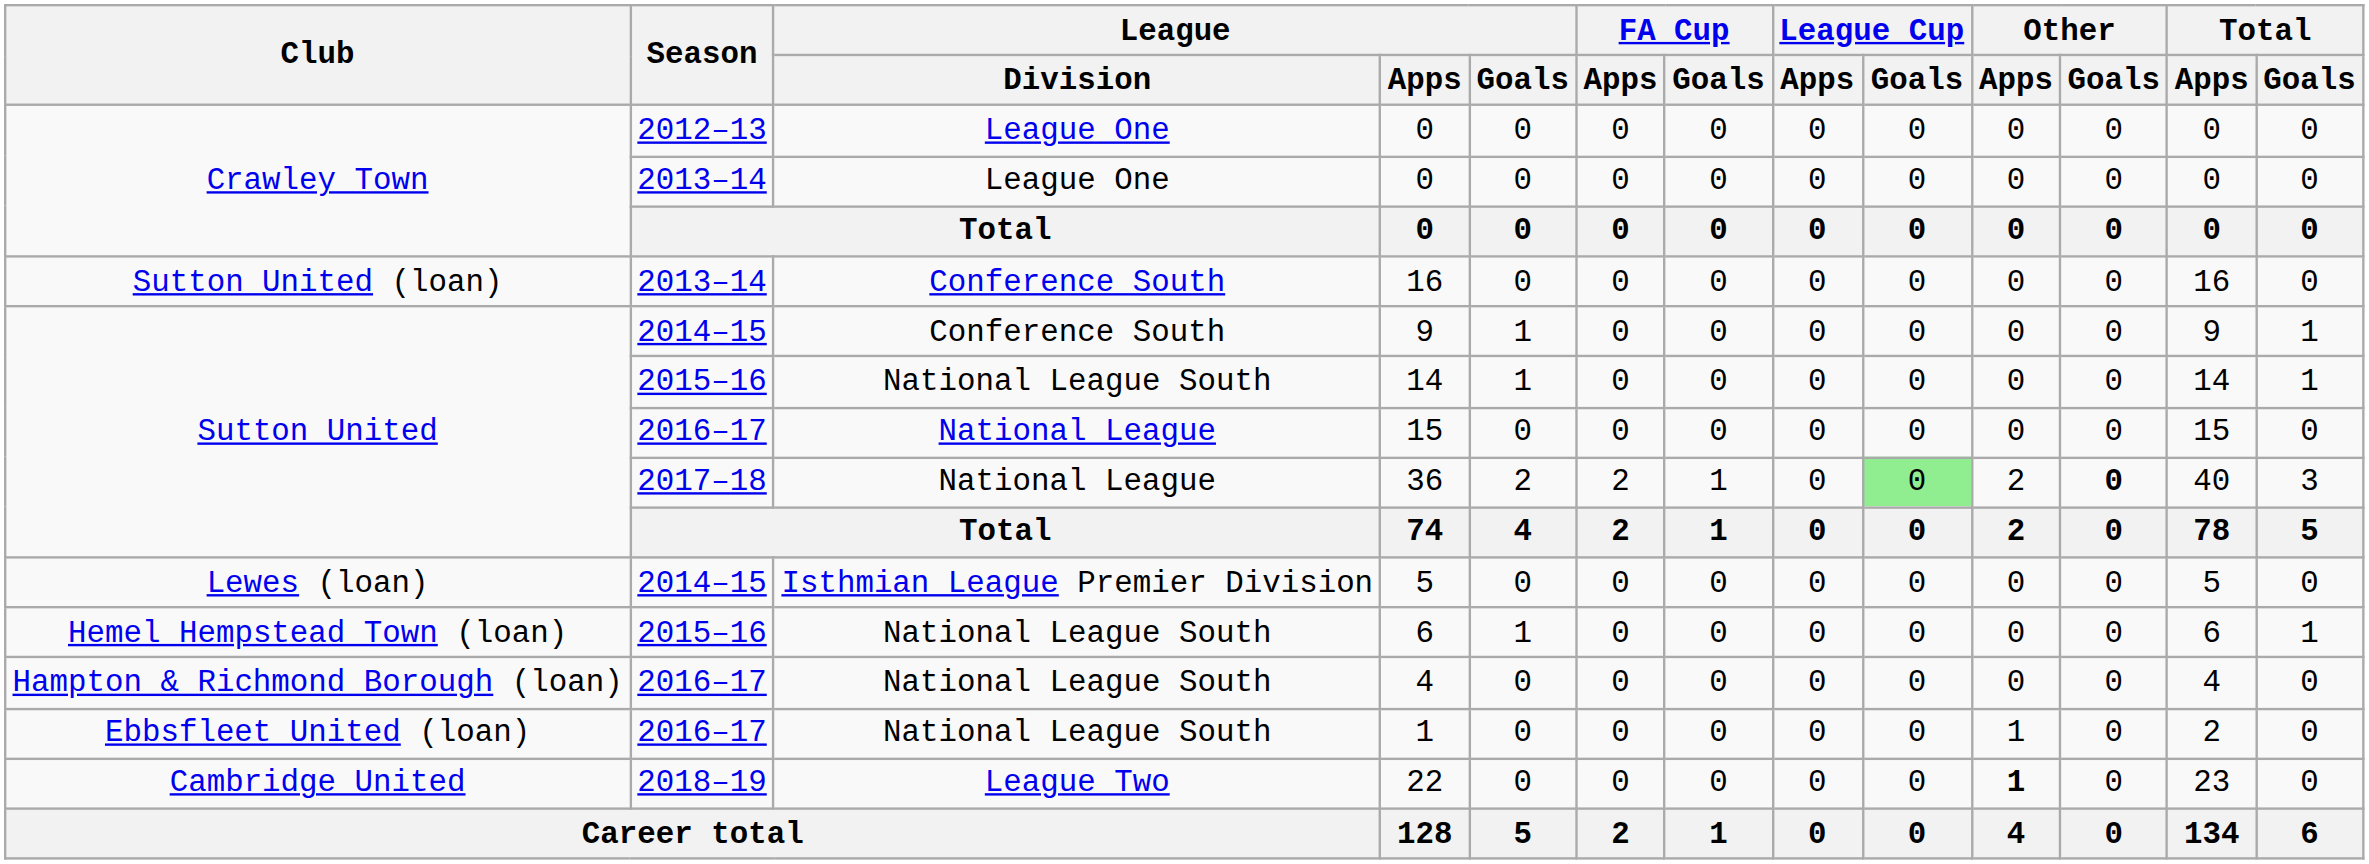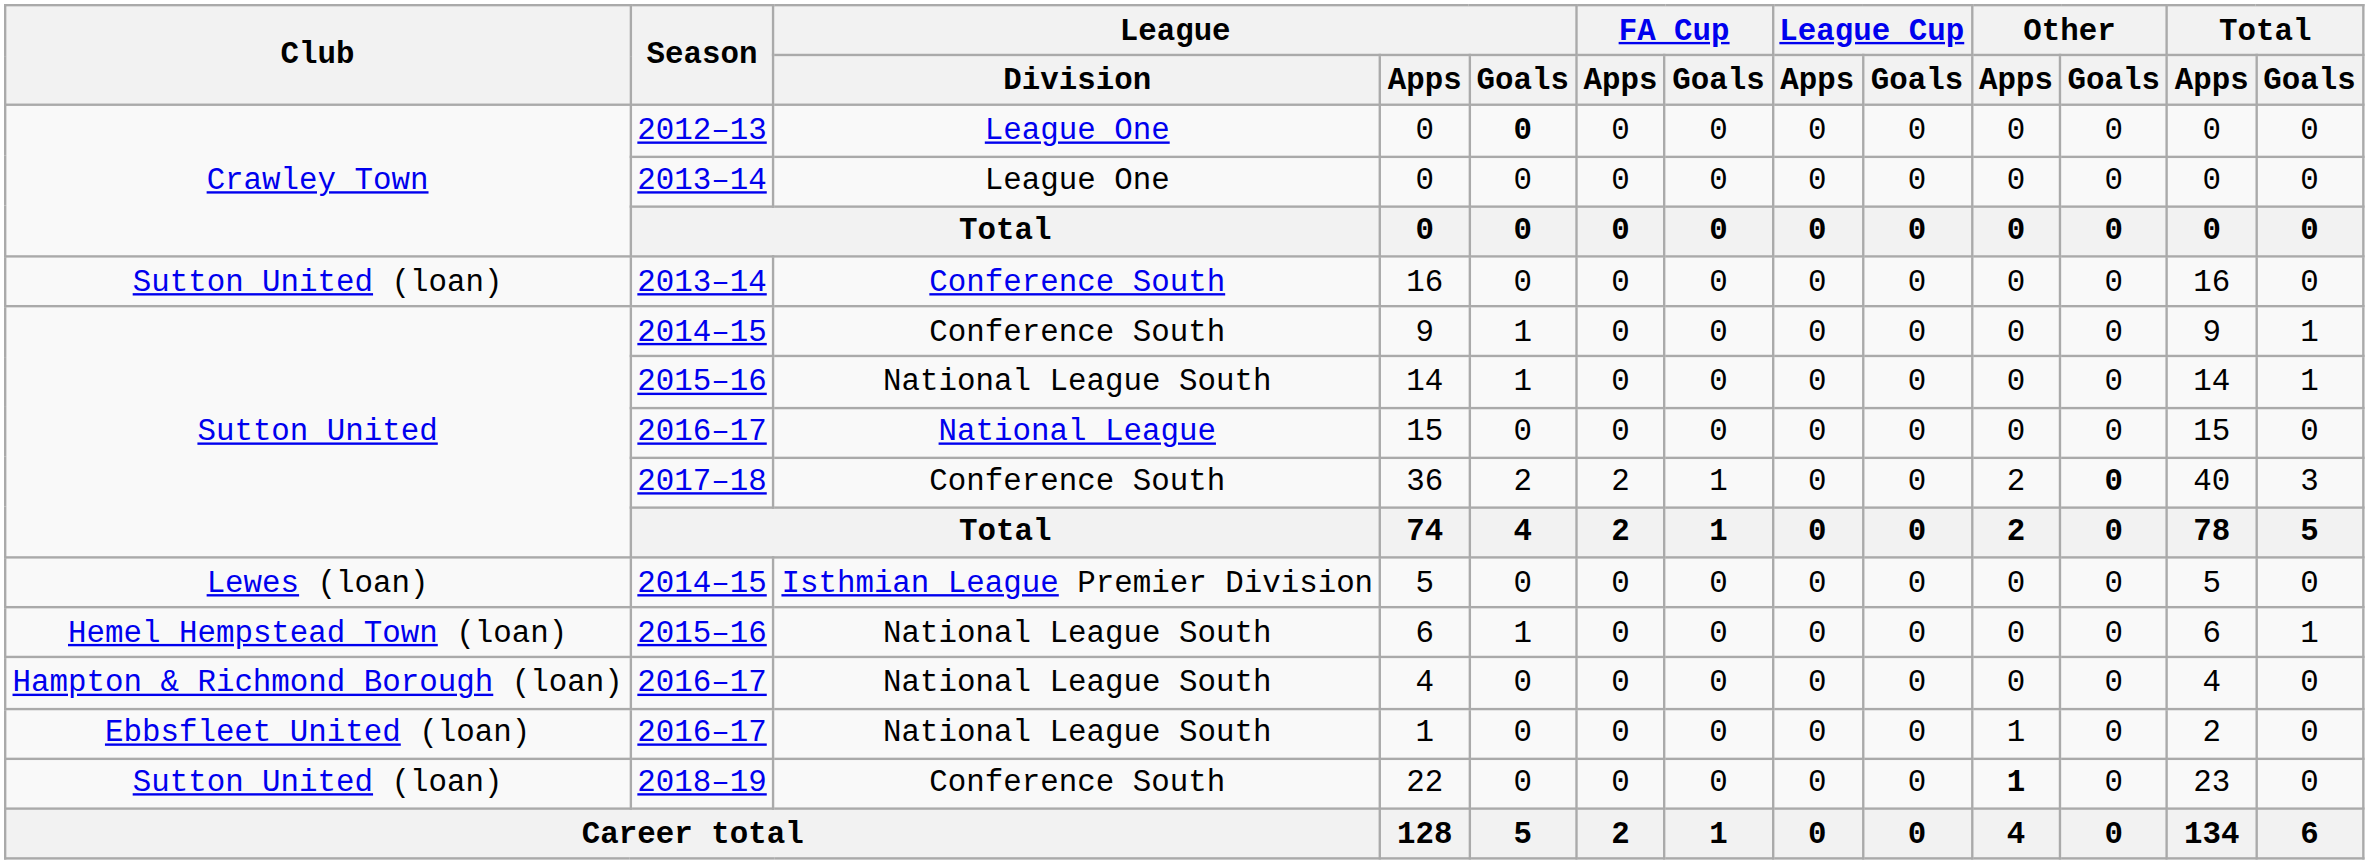(1523, 131) normal -> (1523, 131) bold
(1077, 482) National League -> (1077, 482) Conference South
(1917, 482) lightgreen background -> (1917, 482) no background
(318, 784) Cambridge United -> (318, 784) Sutton United (loan)
(1077, 784) League Two -> (1077, 784) Conference South
